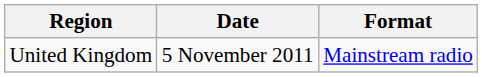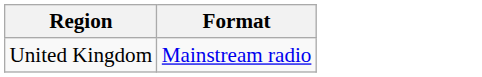- column: (238, 21)
